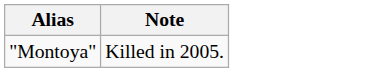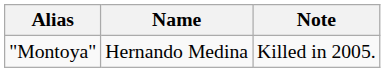+ column: (177, 20)
